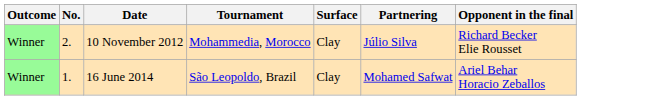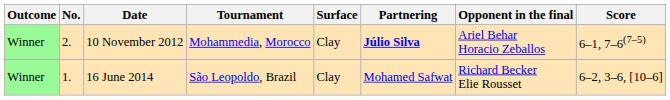+ column: (621, 14)
(390, 41) normal -> (392, 41) bold
(498, 41) Richard Becker Elie Rousset -> (502, 41) Ariel Behar Horacio Zeballos
(502, 76) Ariel Behar Horacio Zeballos -> (498, 76) Richard Becker Elie Rousset
